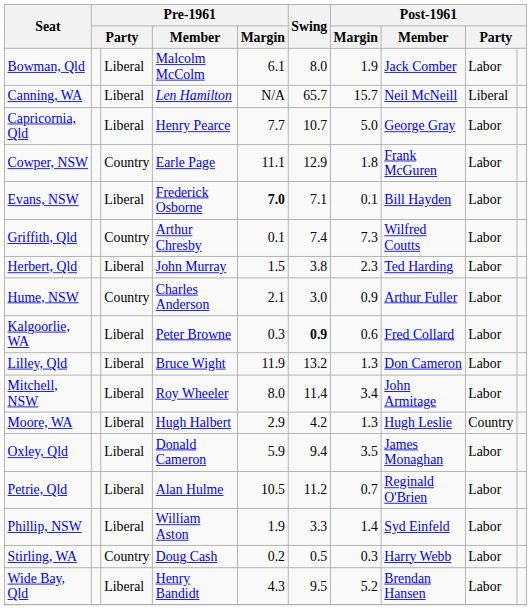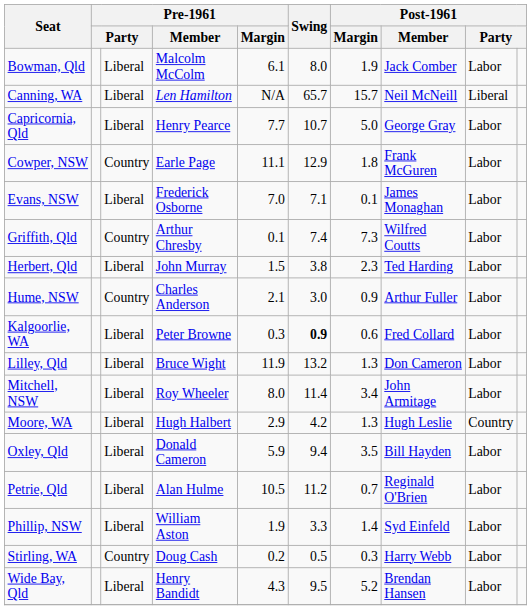(276, 200) bold -> (276, 200) normal
(418, 200) Bill Hayden -> (414, 200) James Monaghan
(414, 452) James Monaghan -> (418, 452) Bill Hayden
